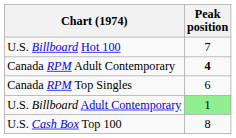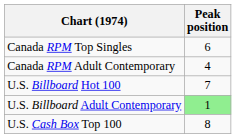rows swapped: (70, 85) <-> (64, 47)
(208, 66) bold -> (208, 66) normal
